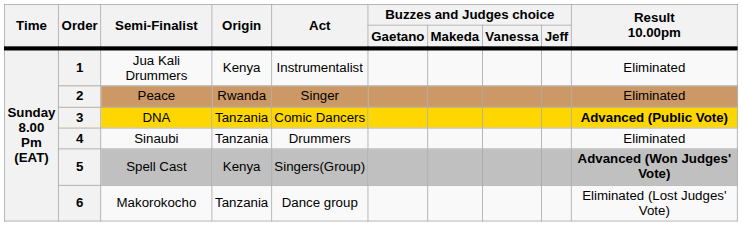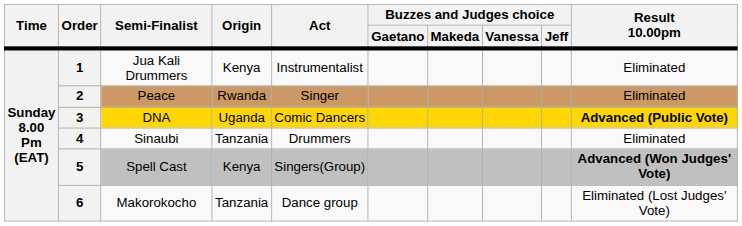(242, 117) Tanzania -> (242, 117) Uganda
